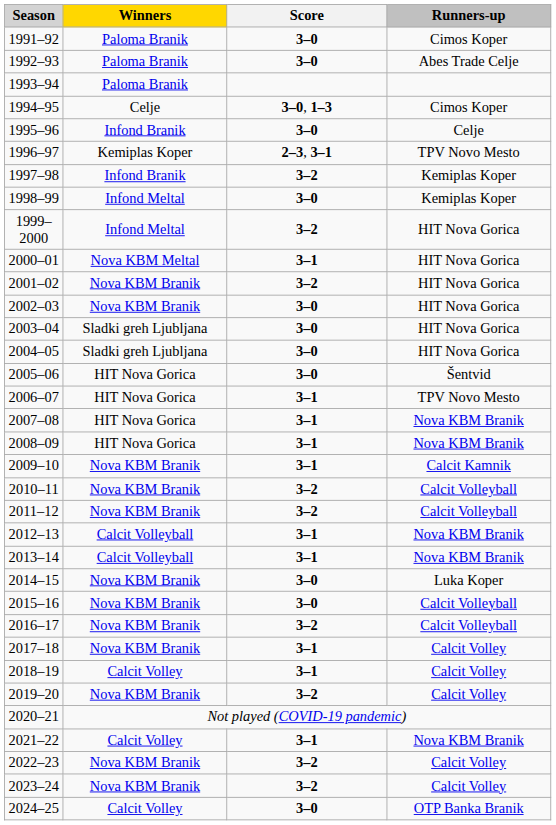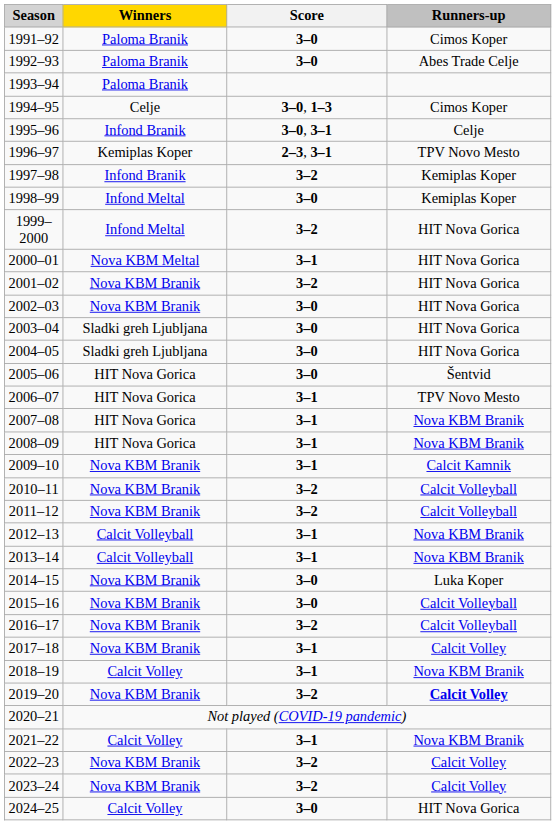(307, 130) 3–0 -> (307, 130) 3–0, 3–1
(469, 671) Calcit Volley -> (469, 671) Nova KBM Branik
(469, 694) normal -> (469, 694) bold
(469, 808) OTP Banka Branik -> (469, 808) HIT Nova Gorica
